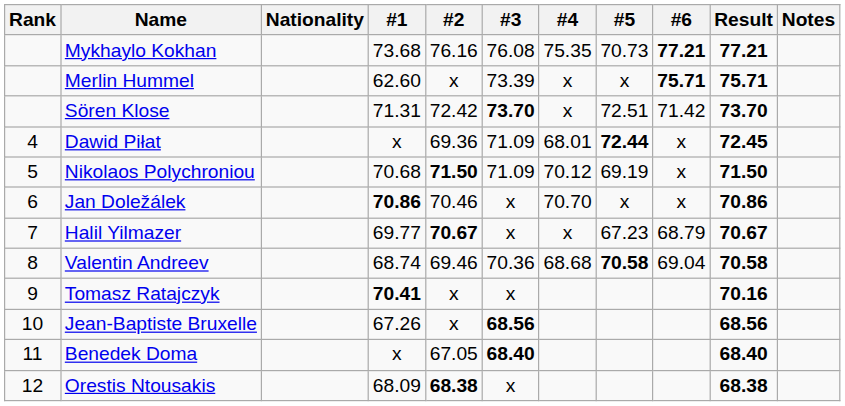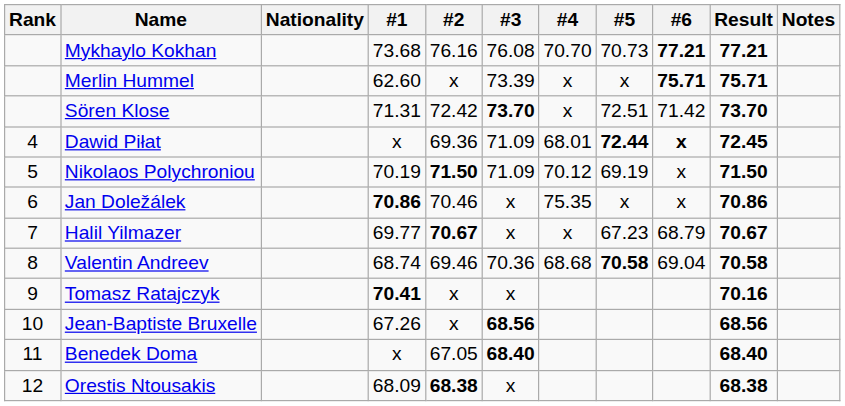(568, 50) 75.35 -> (568, 50) 70.70
(681, 141) normal -> (681, 141) bold
(397, 171) 70.68 -> (397, 171) 70.19
(568, 202) 70.70 -> (568, 202) 75.35
